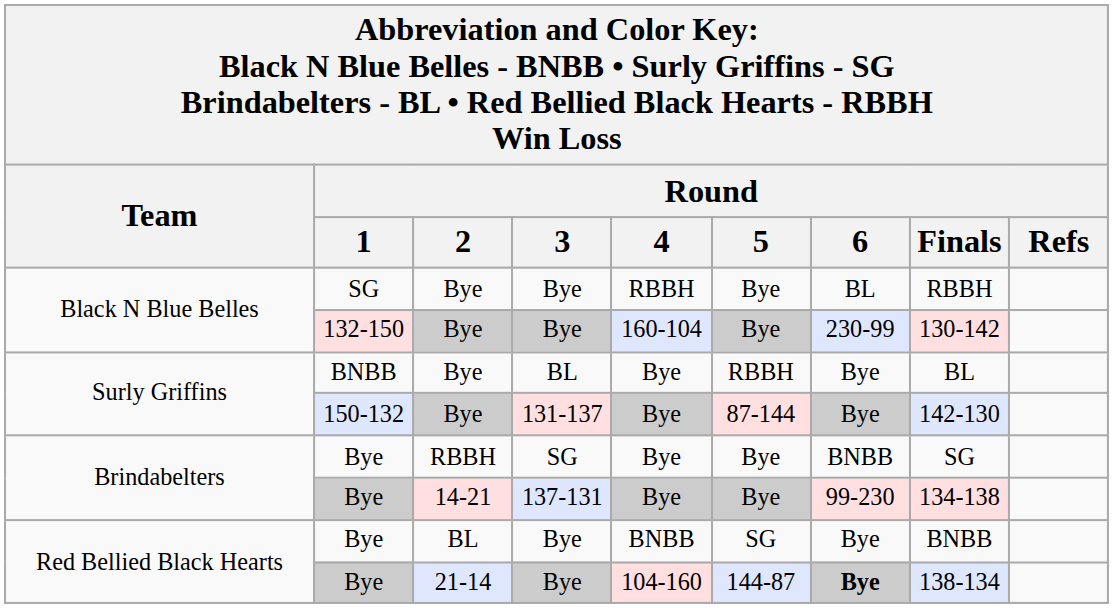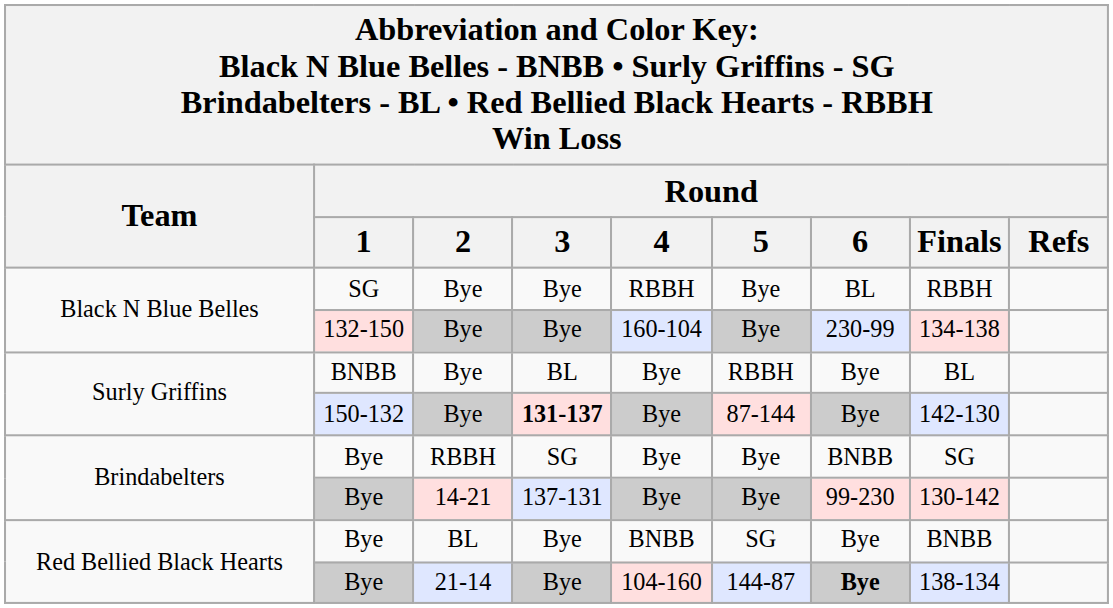(959, 330) 130-142 -> (959, 330) 134-138
(562, 414) normal -> (562, 414) bold
(959, 498) 134-138 -> (959, 498) 130-142
